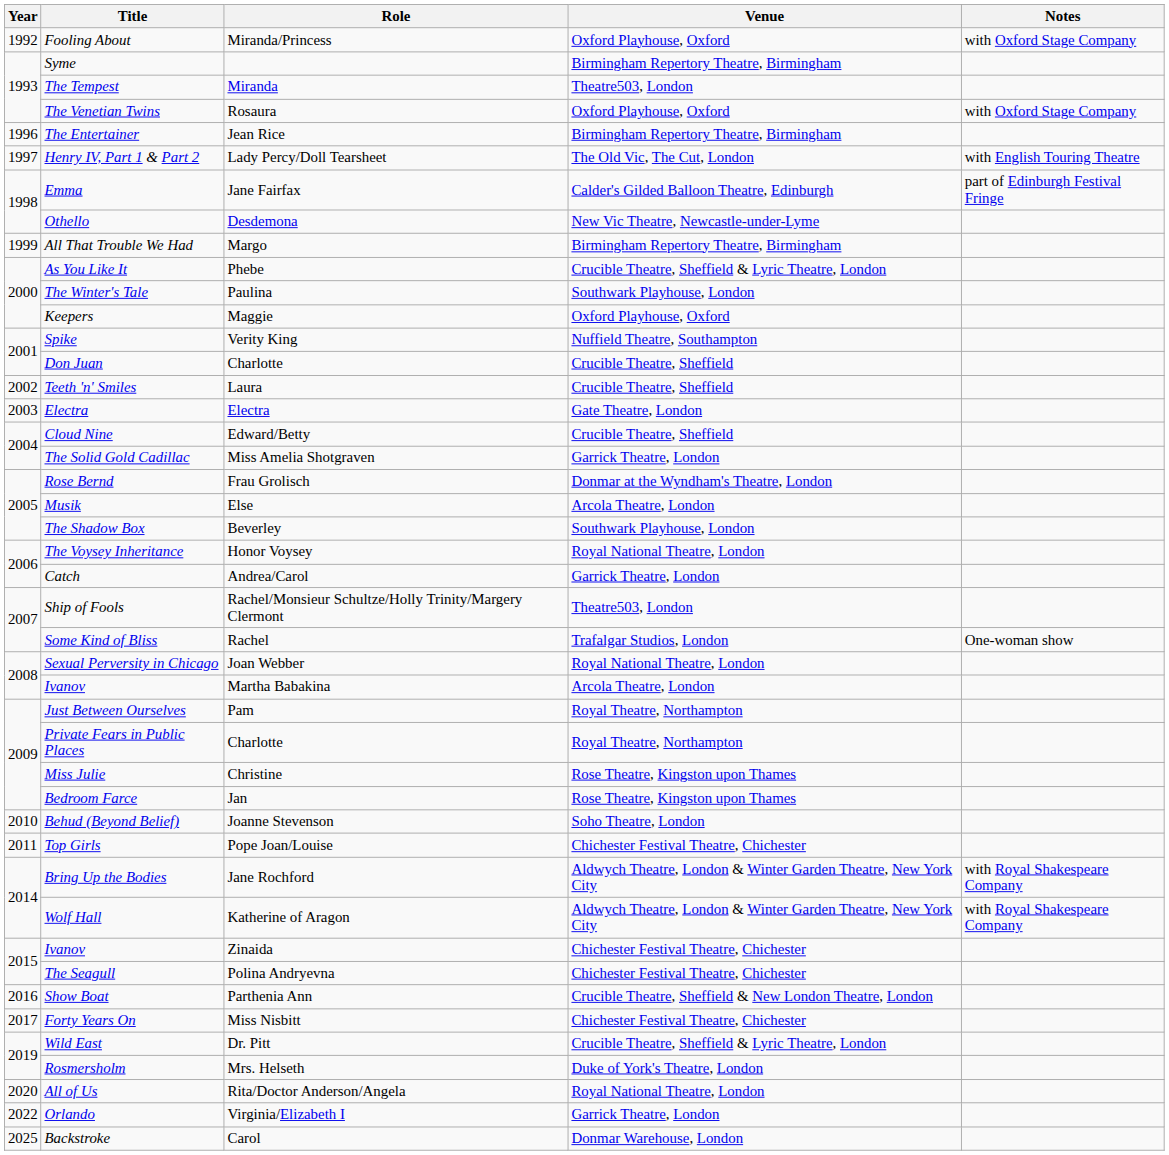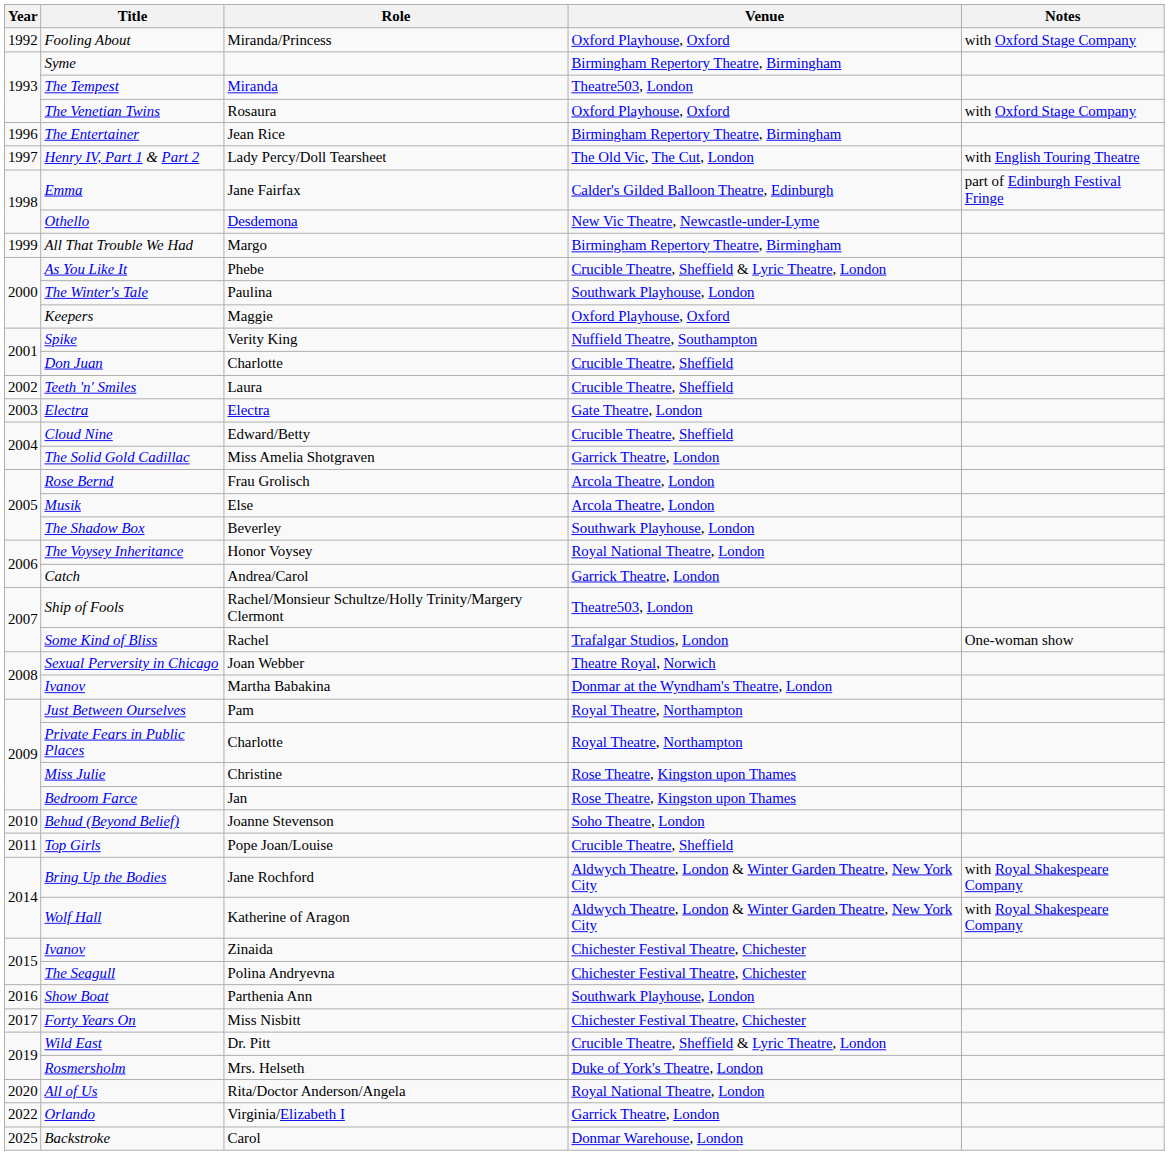(702, 481) Donmar at the Wyndham's Theatre, London -> (643, 481) Arcola Theatre, London
(668, 663) Royal National Theatre, London -> (644, 663) Theatre Royal, Norwich
(643, 686) Arcola Theatre, London -> (702, 686) Donmar at the Wyndham's Theatre, London
(689, 845) Chichester Festival Theatre, Chichester -> (652, 845) Crucible Theatre, Sheffield
(752, 996) Crucible Theatre, Sheffield & New London Theatre, London -> (663, 996) Southwark Playhouse, London
